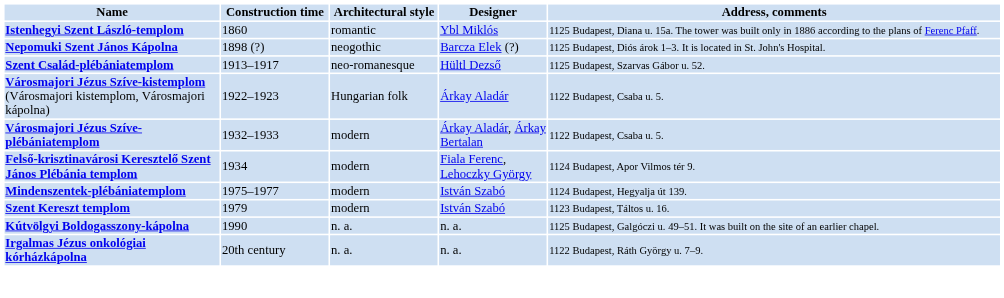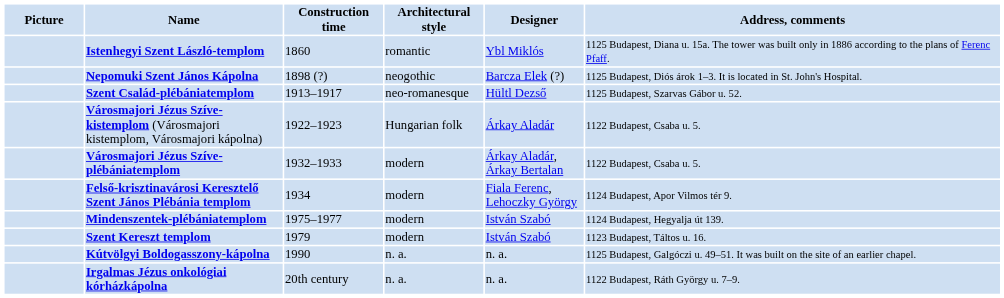+ column: (44, 19)
